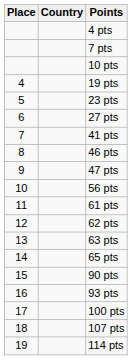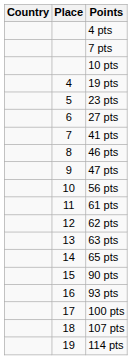columns swapped: (21, 13) <-> (62, 13)
